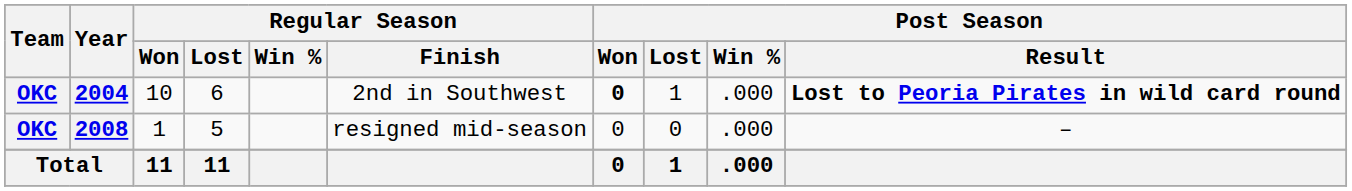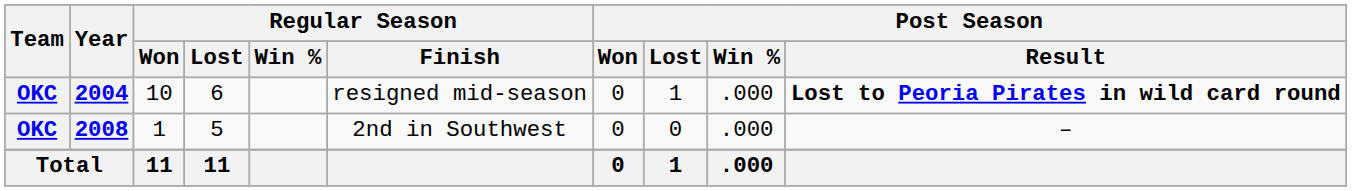(460, 95) 2nd in Southwest -> (460, 95) resigned mid-season
(618, 95) bold -> (618, 95) normal
(460, 132) resigned mid-season -> (460, 132) 2nd in Southwest
